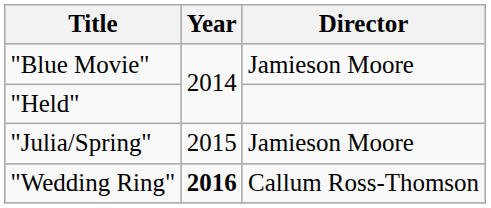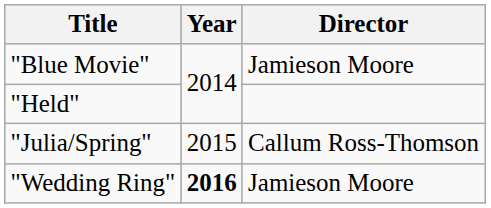(331, 143) Jamieson Moore -> (364, 143) Callum Ross-Thomson
(364, 182) Callum Ross-Thomson -> (331, 182) Jamieson Moore
